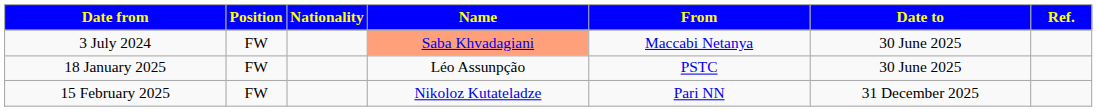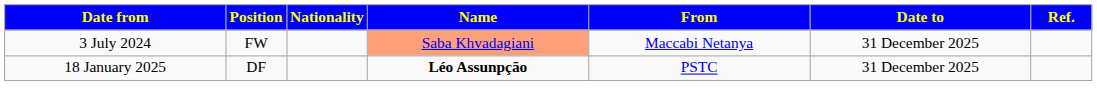(920, 43) 30 June 2025 -> (920, 43) 31 December 2025
(256, 68) FW -> (256, 68) DF
(478, 68) normal -> (478, 68) bold
(920, 68) 30 June 2025 -> (920, 68) 31 December 2025
- row: (115, 93)
